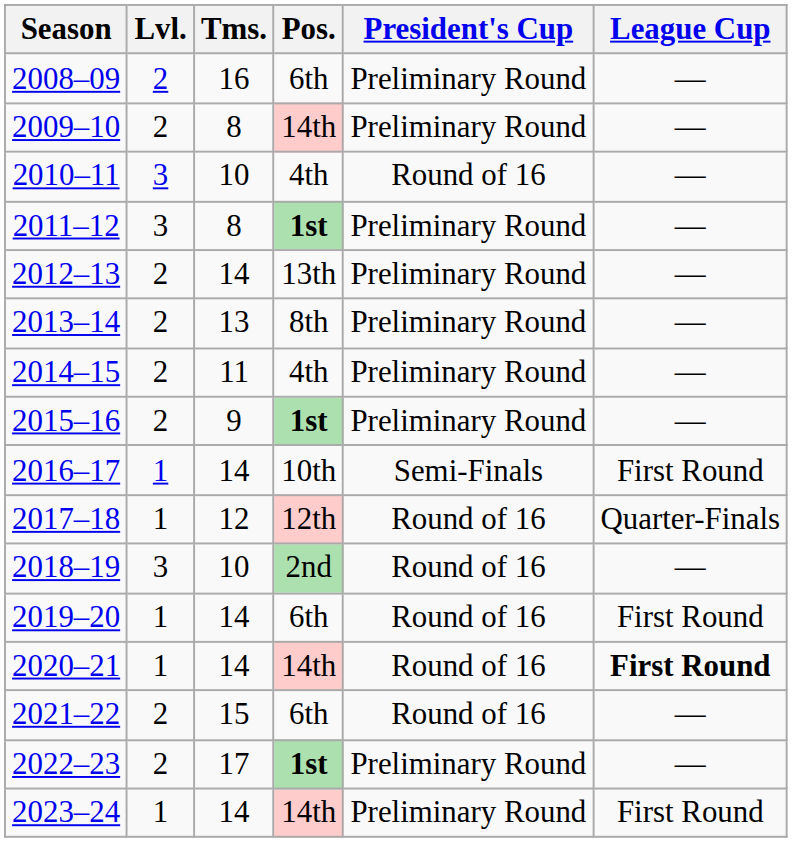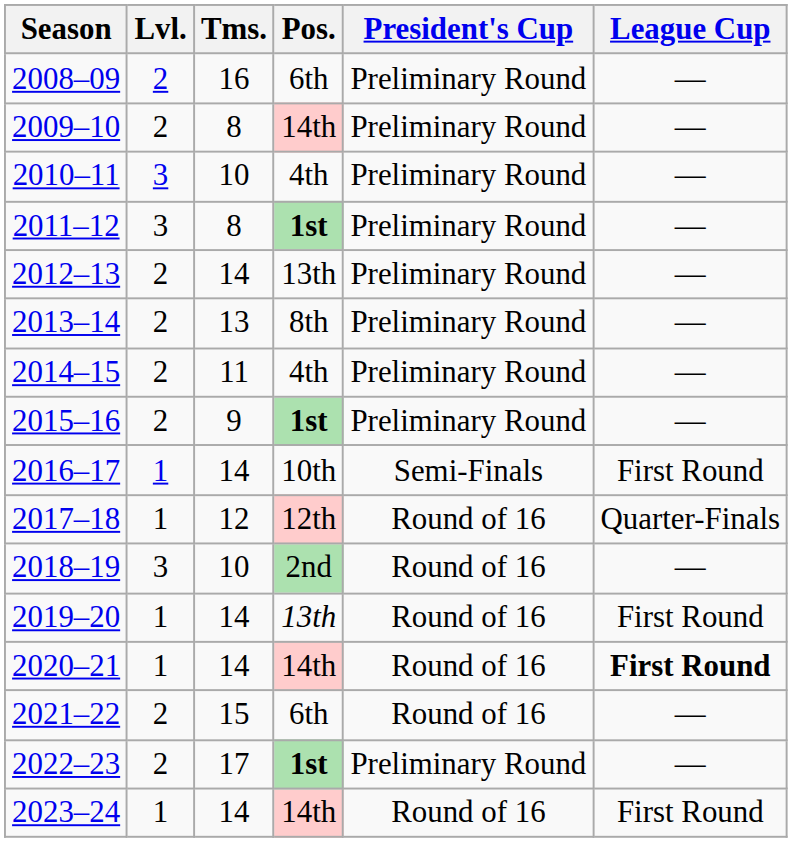(468, 175) Round of 16 -> (468, 175) Preliminary Round
(309, 616) 6th -> (309, 616) 13th
(468, 812) Preliminary Round -> (468, 812) Round of 16
